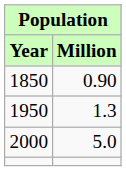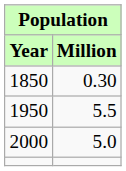(100, 80) 0.90 -> (100, 80) 0.30
(105, 111) 1.3 -> (105, 111) 5.5
